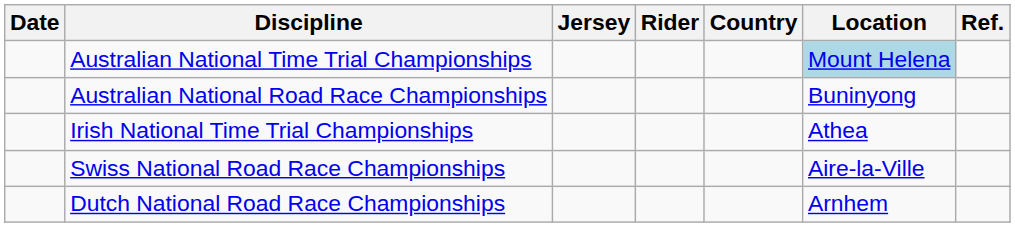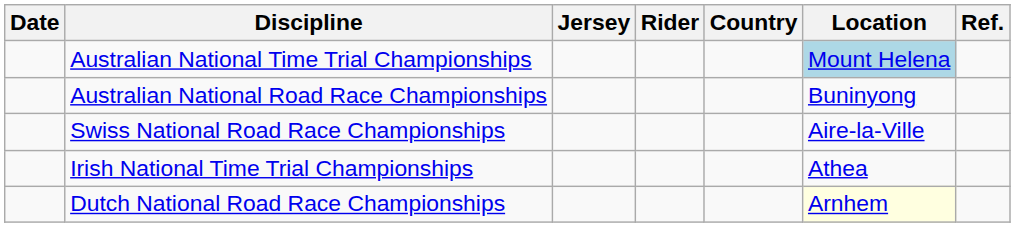rows swapped: (272, 131) <-> (288, 167)
(848, 204) no background -> (848, 204) lightyellow background
